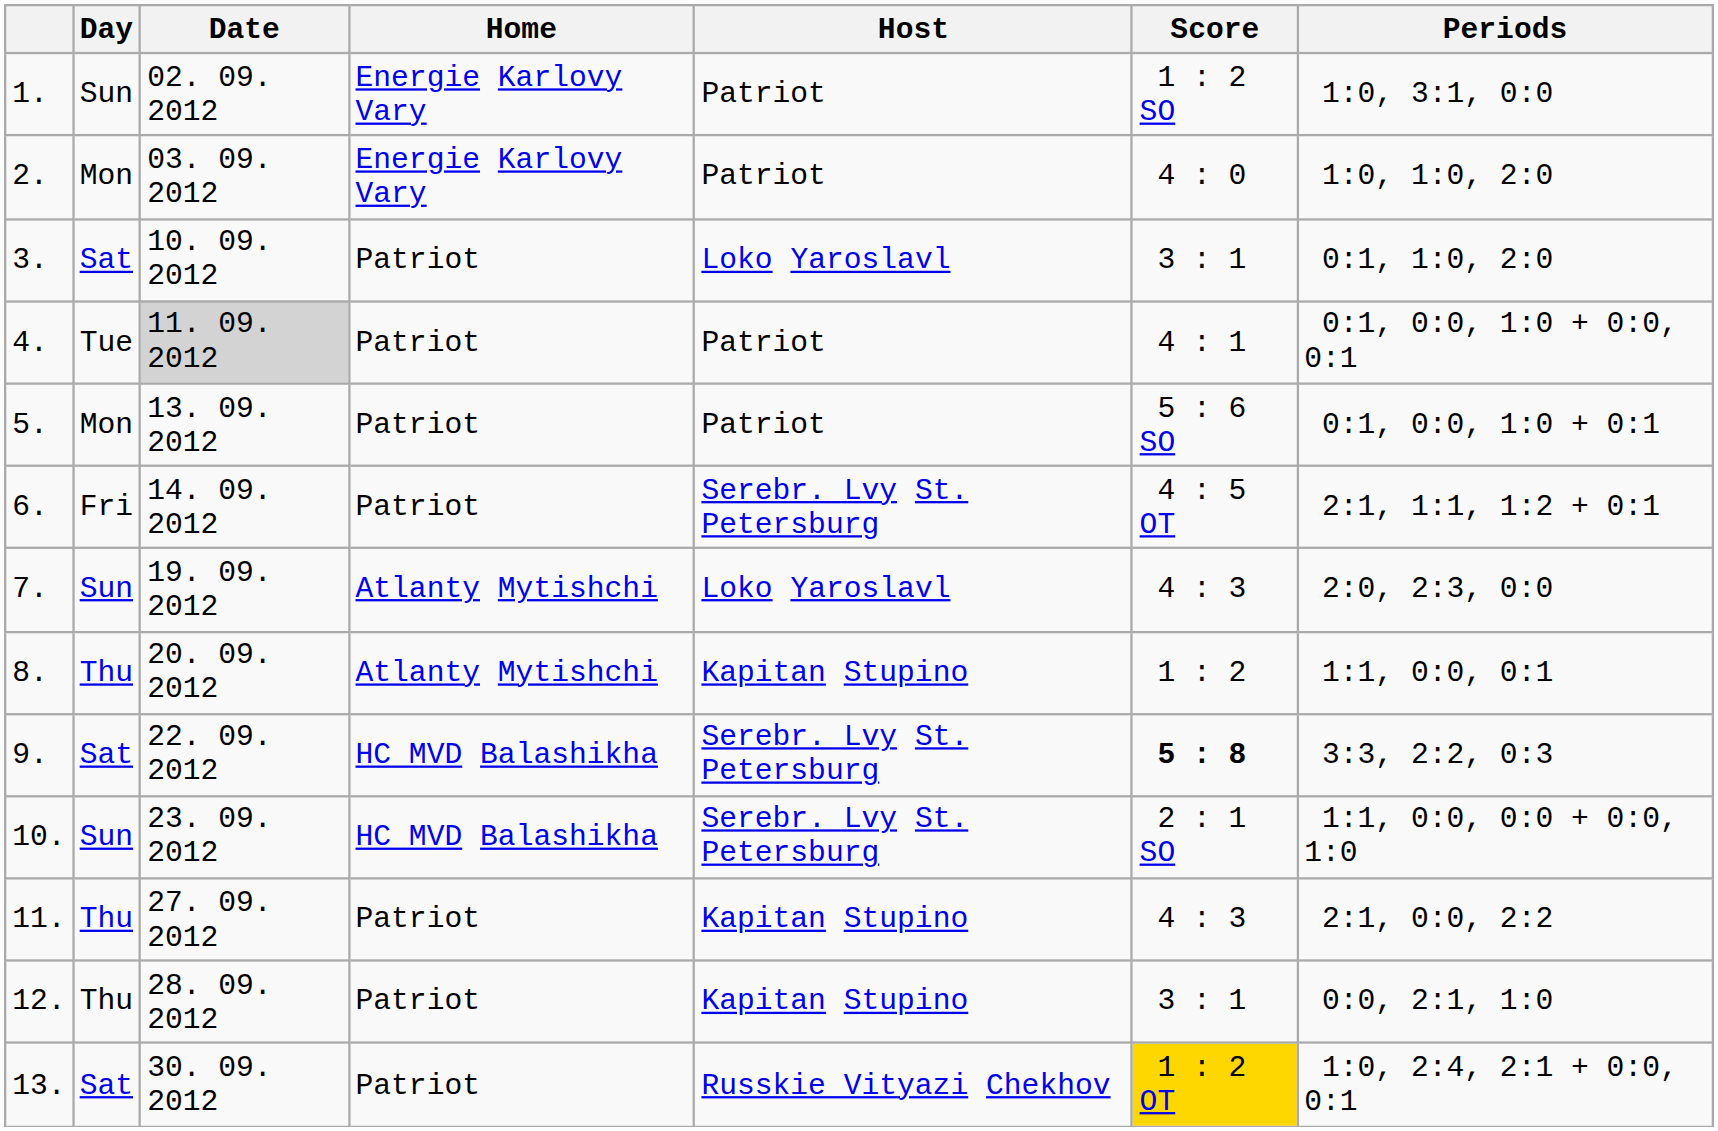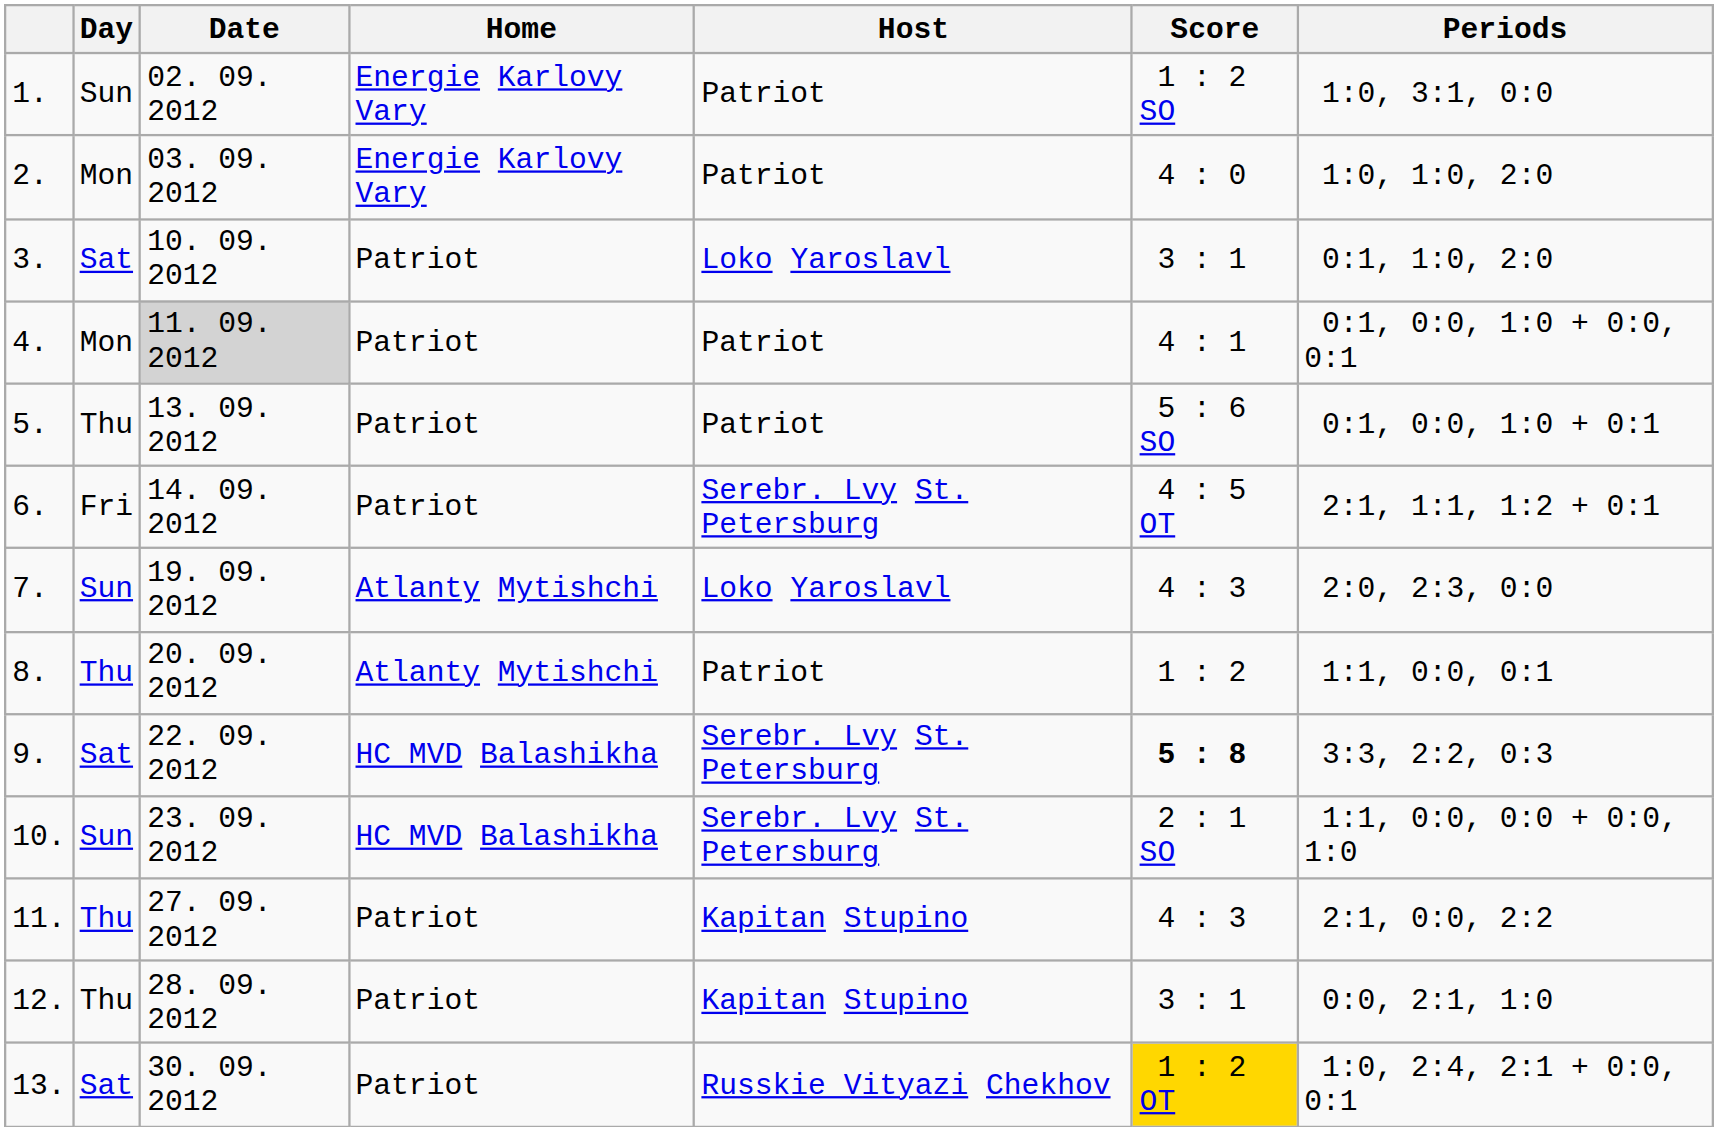(106, 342) Tue -> (106, 342) Mon
(106, 425) Mon -> (106, 425) Thu
(835, 672) Kapitan Stupino -> (764, 672) Patriot
